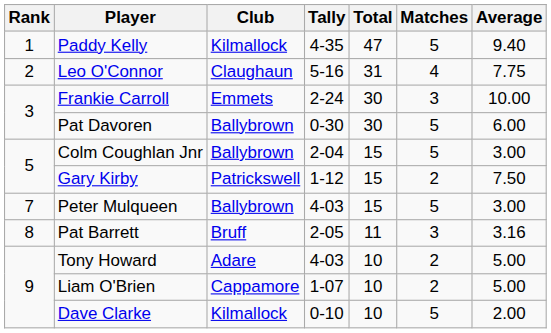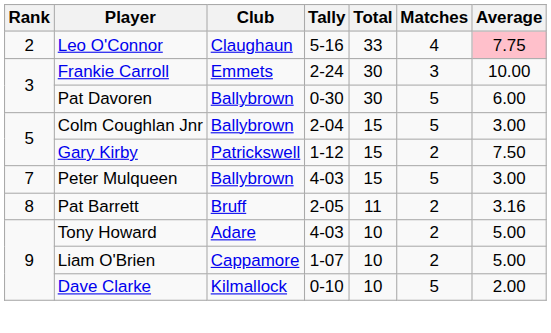- row: (103, 44)
(373, 71) 31 -> (373, 44) 33
(509, 71) no background -> (509, 44) pink background
(434, 233) 3 -> (434, 206) 2
